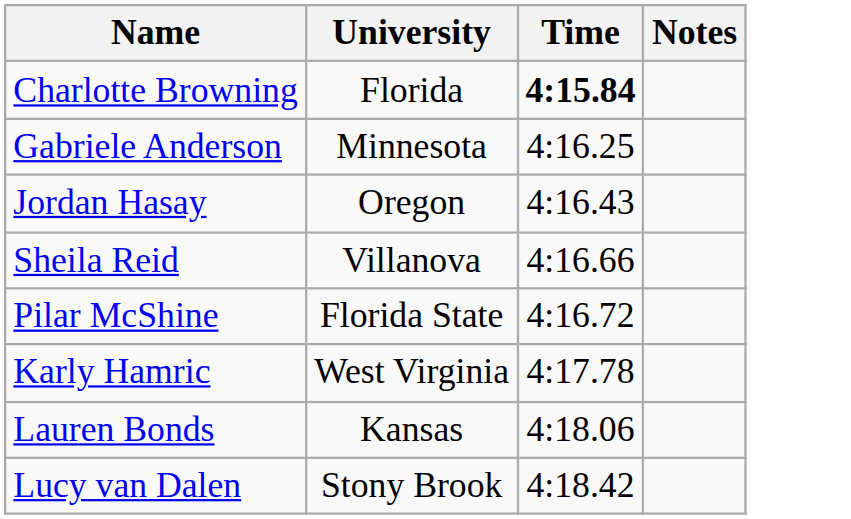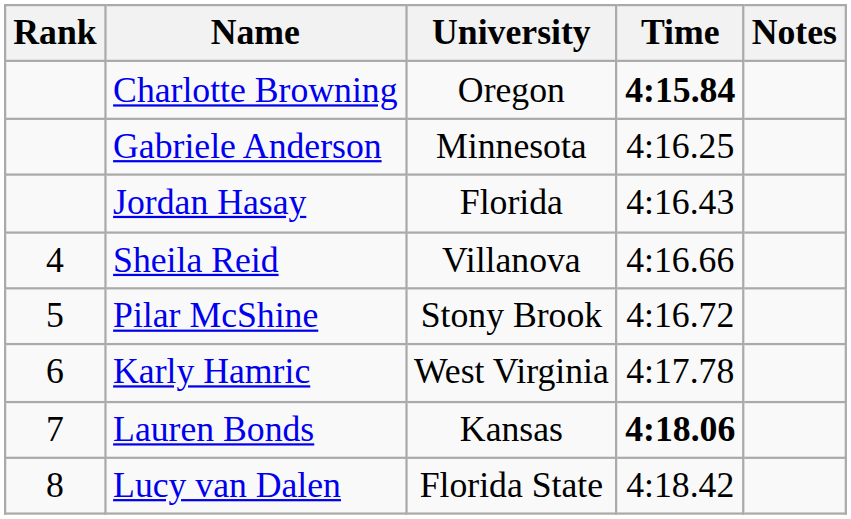+ column: (55, 32)
(412, 89) Florida -> (511, 89) Oregon
(412, 202) Oregon -> (511, 202) Florida
(412, 315) Florida State -> (511, 315) Stony Brook
(581, 428) normal -> (680, 428) bold
(412, 485) Stony Brook -> (511, 485) Florida State
